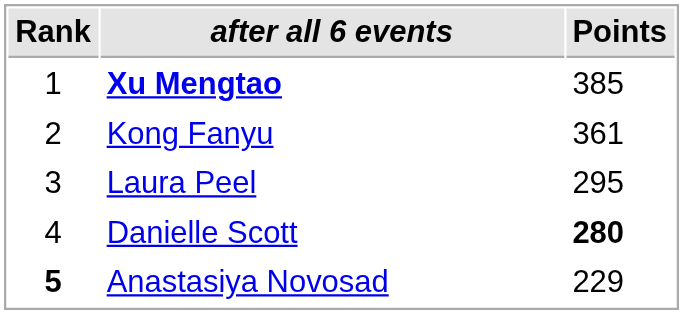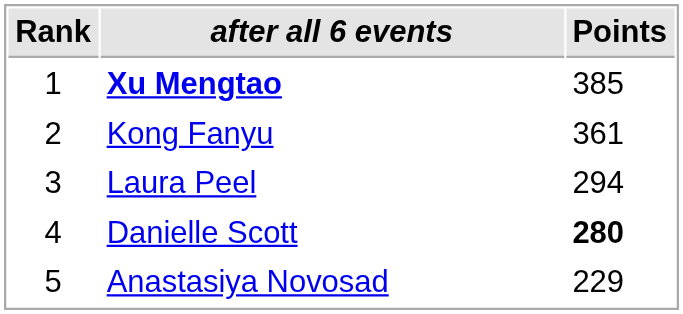(598, 183) 295 -> (598, 183) 294
(53, 282) bold -> (53, 282) normal
